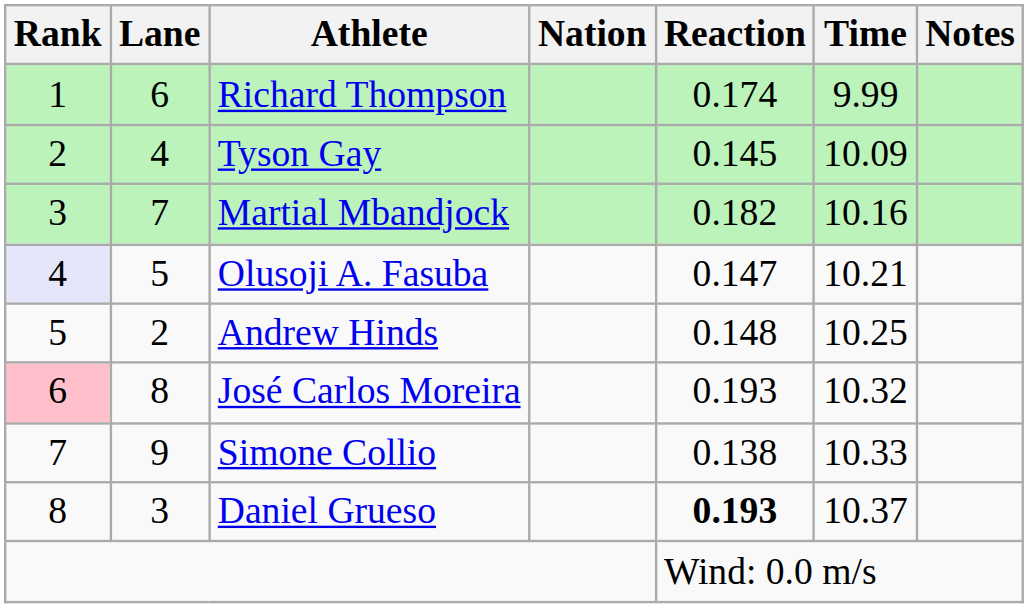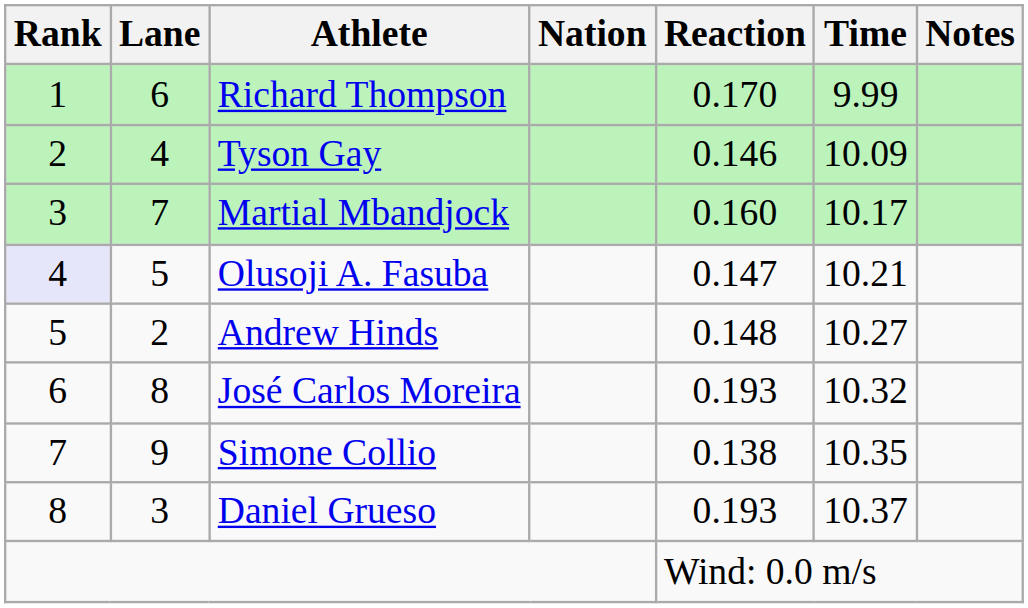(735, 93) 0.174 -> (735, 93) 0.170
(735, 153) 0.145 -> (735, 153) 0.146
(735, 213) 0.182 -> (735, 213) 0.160
(866, 213) 10.16 -> (866, 213) 10.17
(866, 332) 10.25 -> (866, 332) 10.27
(58, 392) pink background -> (58, 392) no background
(866, 451) 10.33 -> (866, 451) 10.35
(735, 511) bold -> (735, 511) normal
